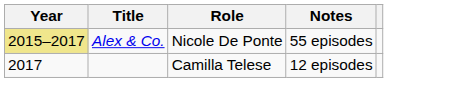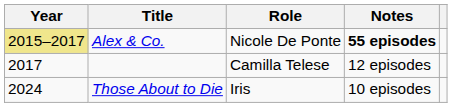(331, 41) normal -> (392, 41) bold
+ row: (157, 89)
